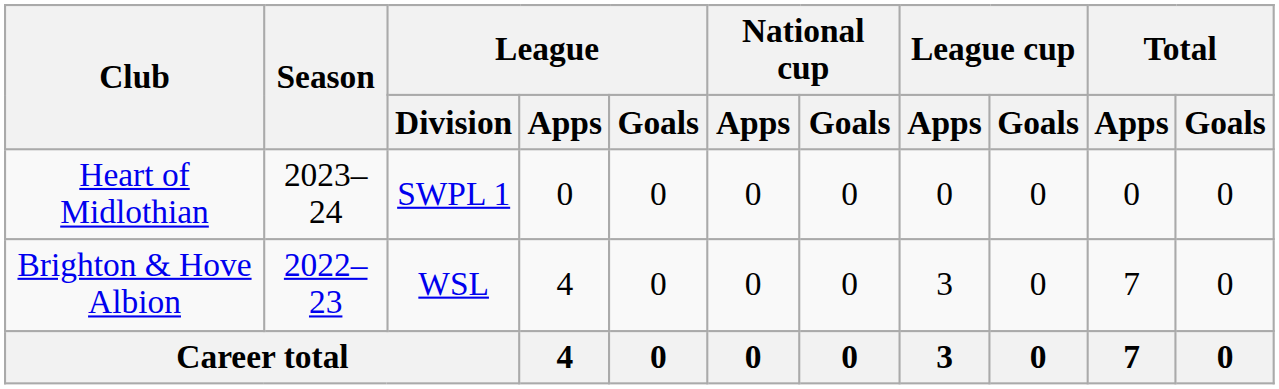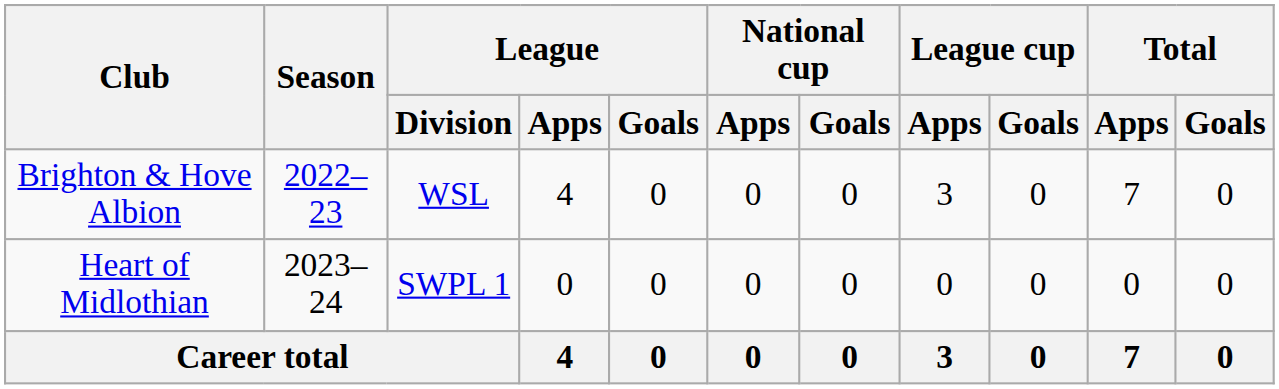rows swapped: (135, 284) <-> (135, 193)
